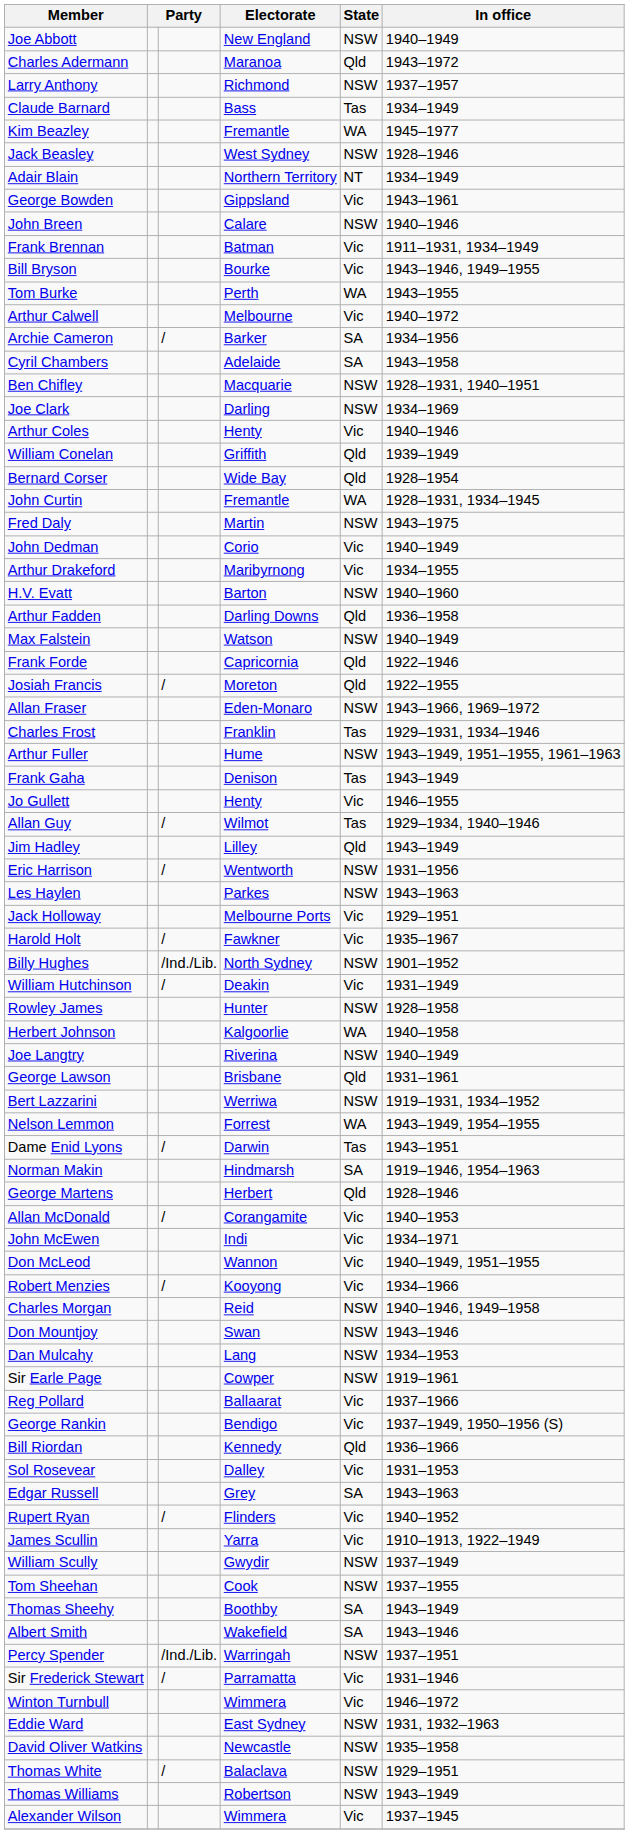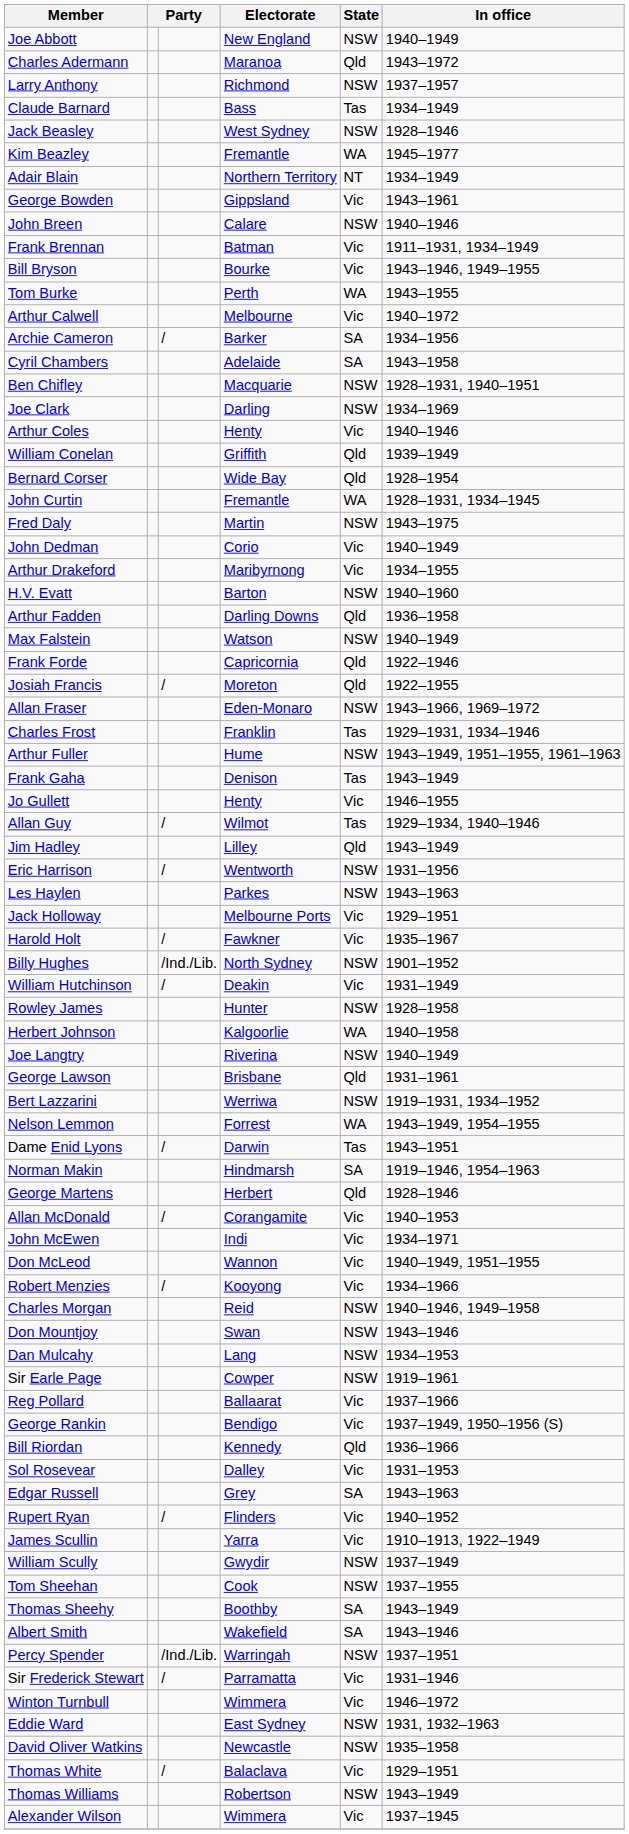rows swapped: (51, 154) <-> (48, 131)
(360, 1770) NSW -> (353, 1770) Vic
